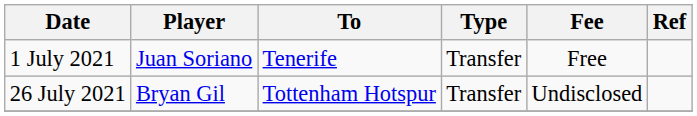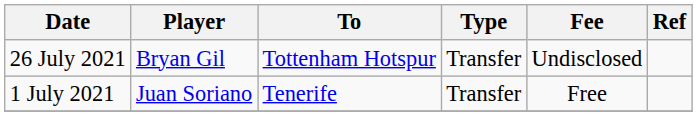rows swapped: (62, 57) <-> (68, 93)
